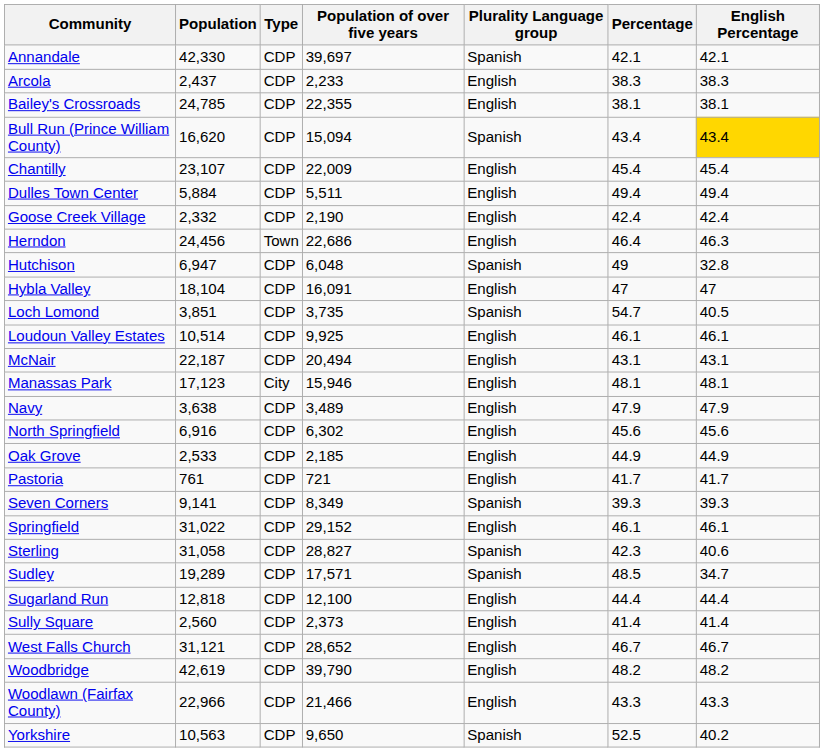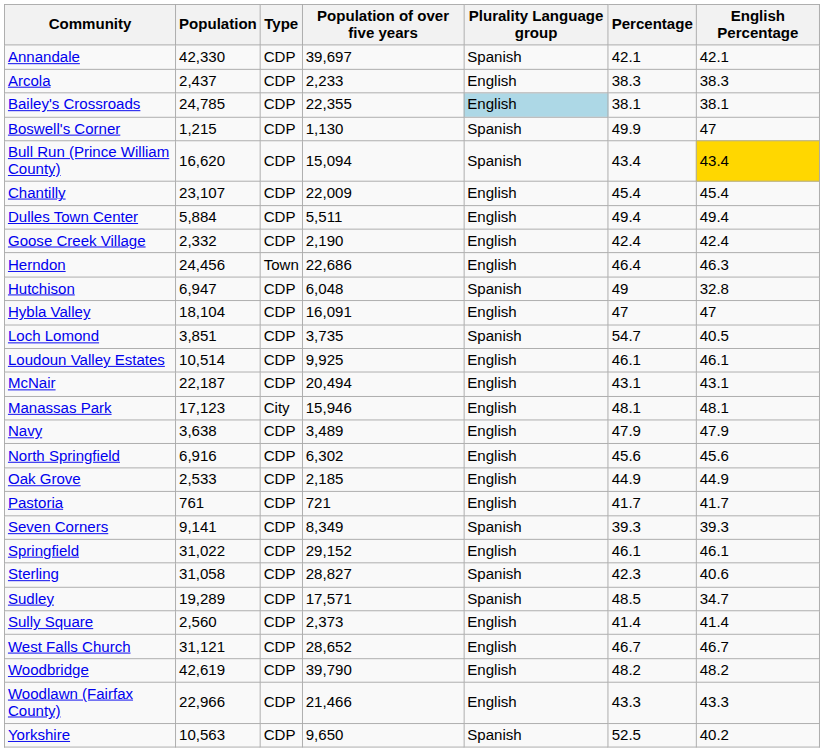(492, 104) no background -> (492, 104) lightblue background
+ row: (64, 128)
- row: (58, 598)
